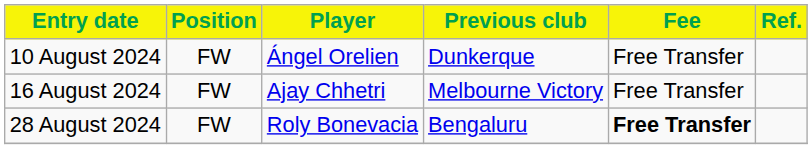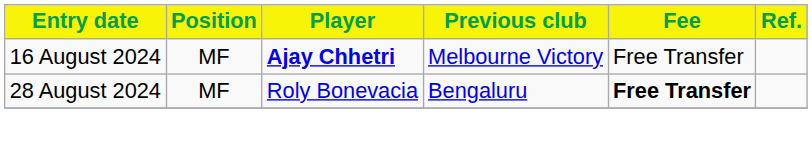- row: (85, 56)
(214, 90) FW -> (214, 56) MF
(326, 90) normal -> (331, 56) bold
(214, 125) FW -> (214, 90) MF
